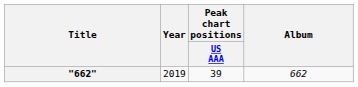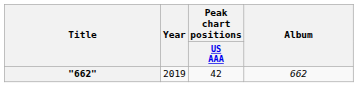(216, 74) 39 -> (216, 74) 42
